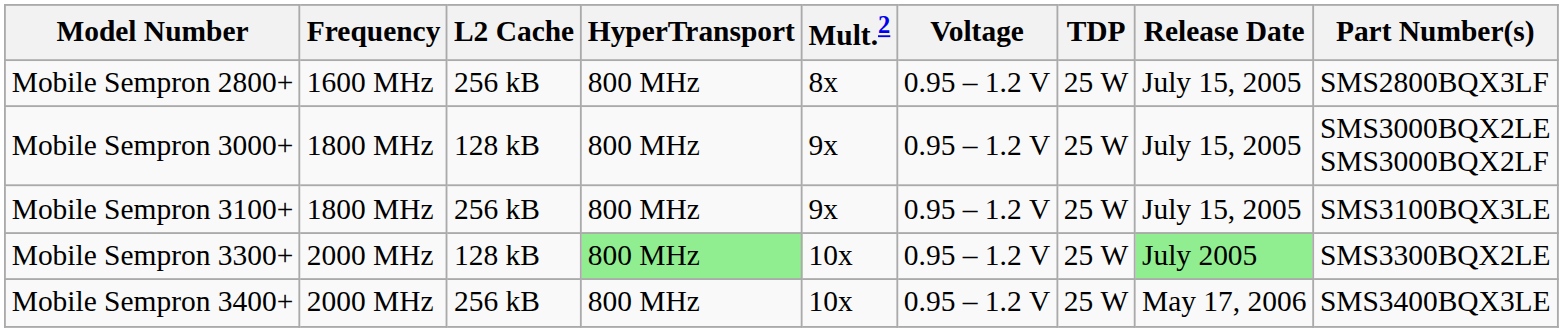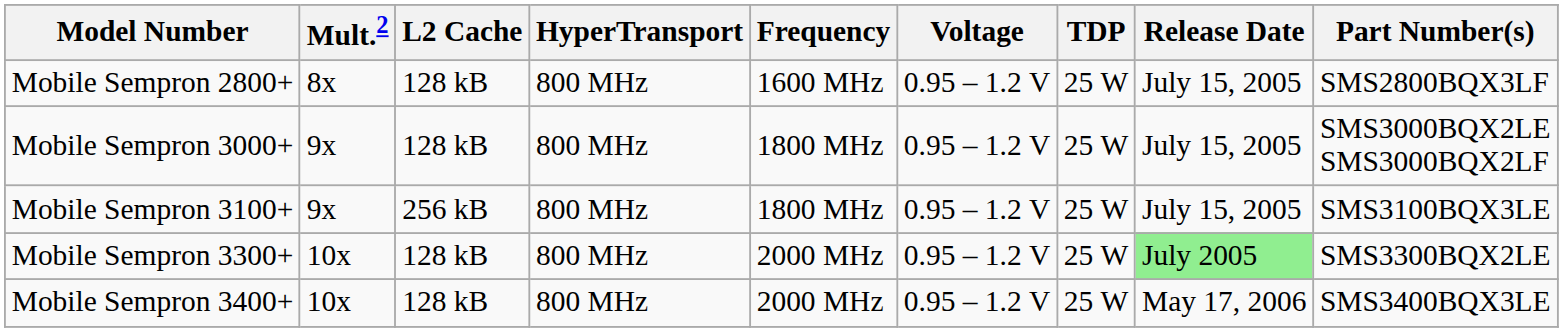columns swapped: (374, 31) <-> (849, 31)
(497, 82) 256 kB -> (445, 82) 128 kB
(644, 255) lightgreen background -> (592, 255) no background
(497, 302) 256 kB -> (445, 302) 128 kB
